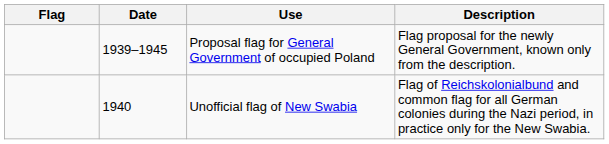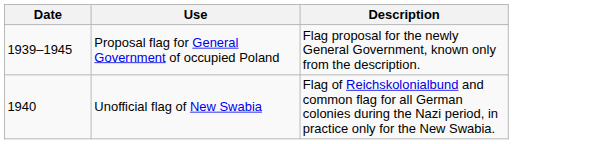- column: (52, 14)
